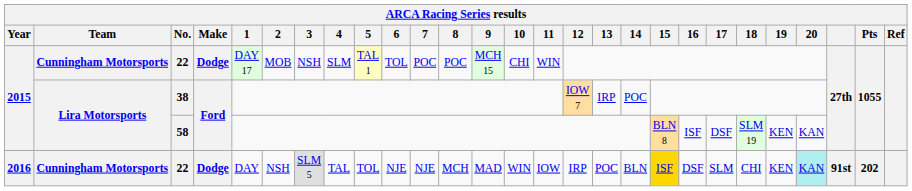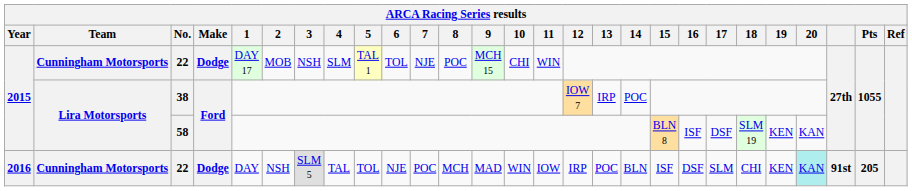(425, 62) POC -> (425, 62) NJE
(425, 167) NJE -> (425, 167) POC
(665, 167) gold background -> (665, 167) no background
(870, 167) 202 -> (870, 167) 205
